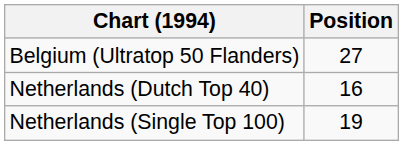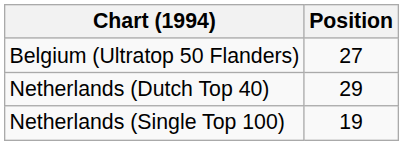(351, 88) 16 -> (351, 88) 29
